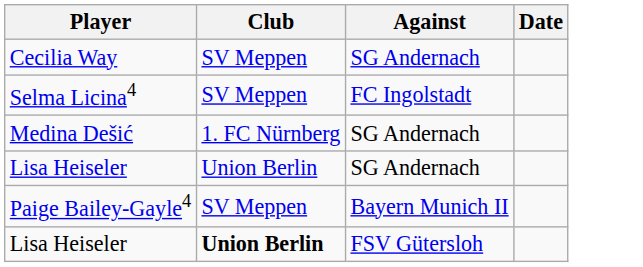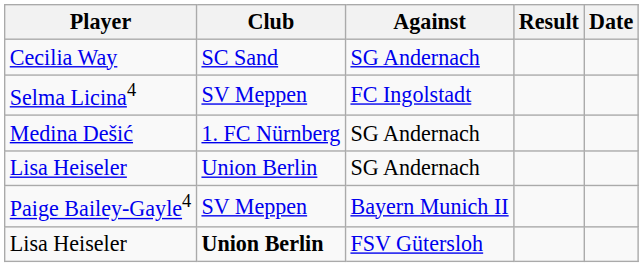+ column: (549, 22)
(254, 57) SV Meppen -> (240, 57) SC Sand
